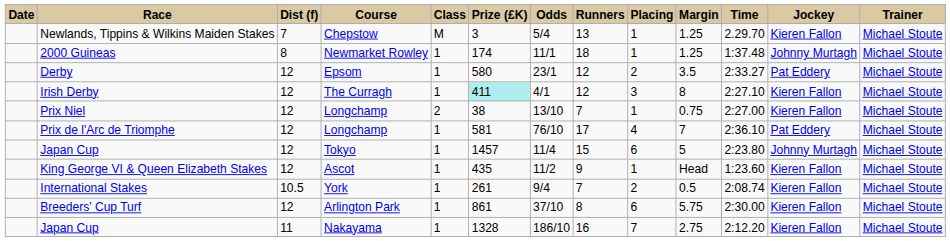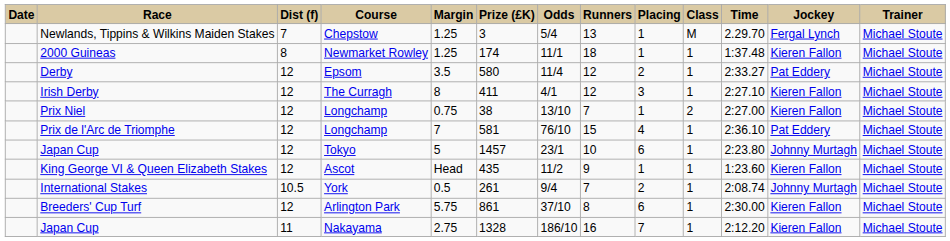columns swapped: (450, 14) <-> (699, 14)
(806, 34) Kieren Fallon -> (805, 34) Fergal Lynch
(814, 53) Johnny Murtagh -> (806, 53) Kieren Fallon
(545, 73) 23/1 -> (552, 73) 11/4
(481, 92) paleturquoise background -> (489, 92) no background
(582, 131) 17 -> (590, 131) 15
(544, 150) 11/4 -> (552, 150) 23/1
(582, 150) 15 -> (590, 150) 10
(806, 189) Kieren Fallon -> (814, 189) Johnny Murtagh
